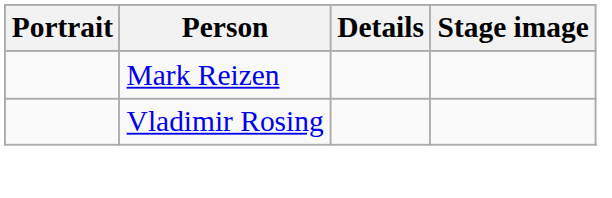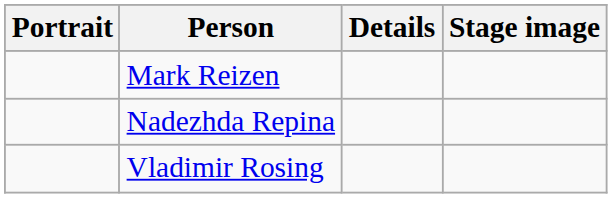+ row: (231, 121)
